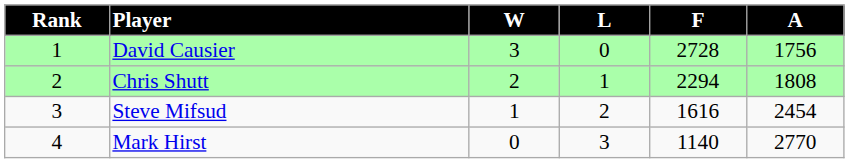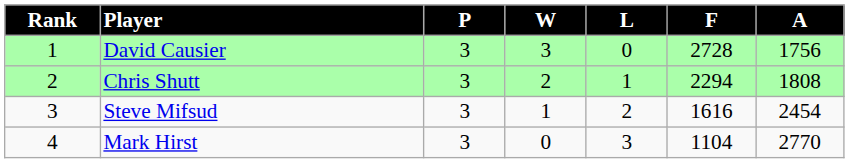+ column: (465, 19)
(698, 142) 1140 -> (711, 142) 1104
